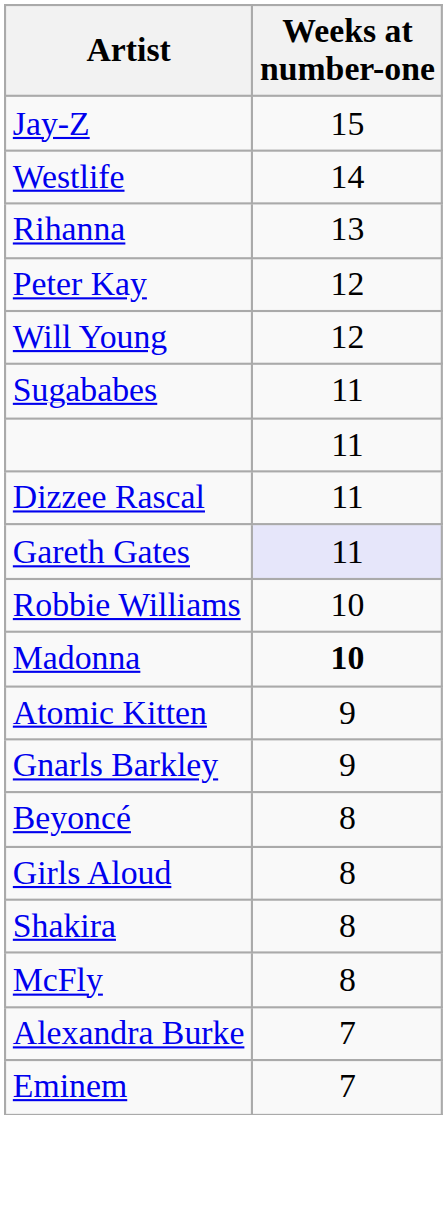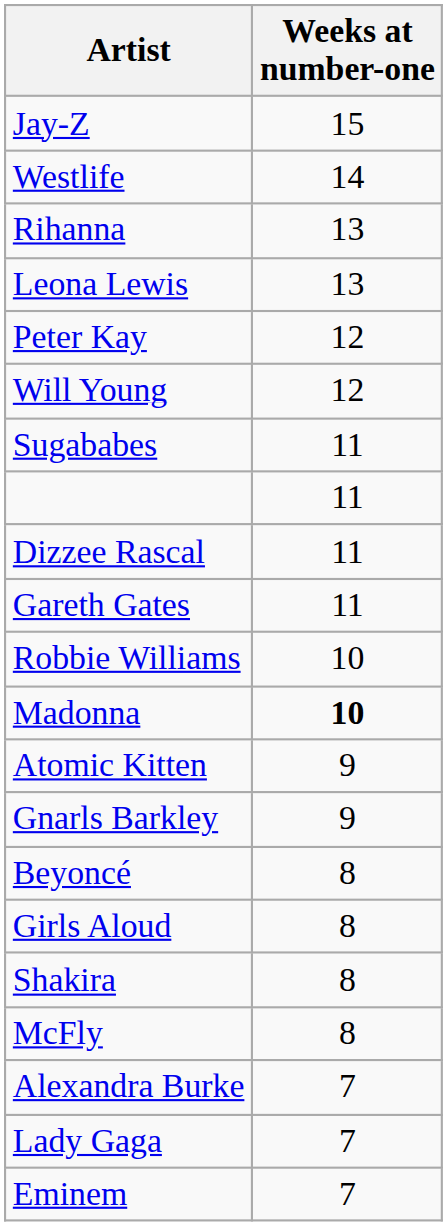+ row: (100, 283)
(347, 551) lavender background -> (347, 604) no background
+ row: (87, 1140)
